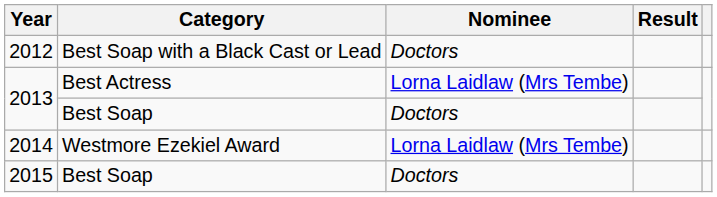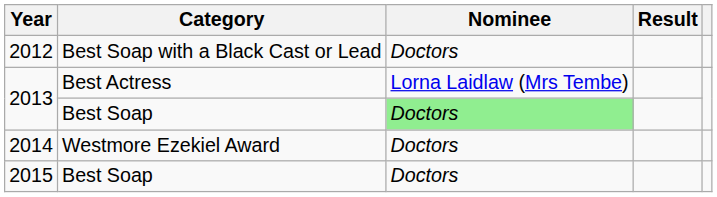(424, 113) no background -> (424, 113) lightgreen background
(510, 144) Lorna Laidlaw (Mrs Tembe) -> (424, 144) Doctors
